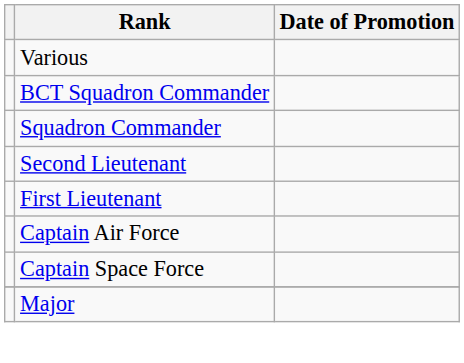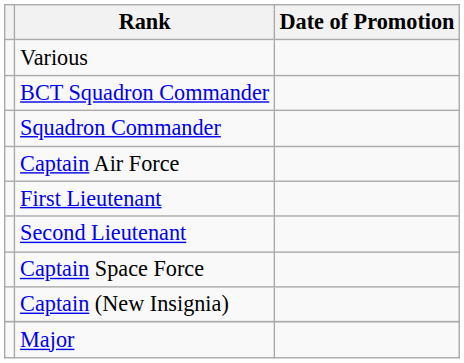rows swapped: (103, 163) <-> (100, 233)
+ row: (124, 304)
